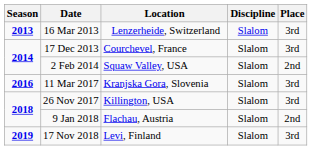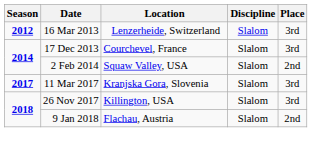(22, 31) 2013 -> (22, 31) 2012
(22, 83) 2016 -> (22, 83) 2017
- row: (71, 136)
